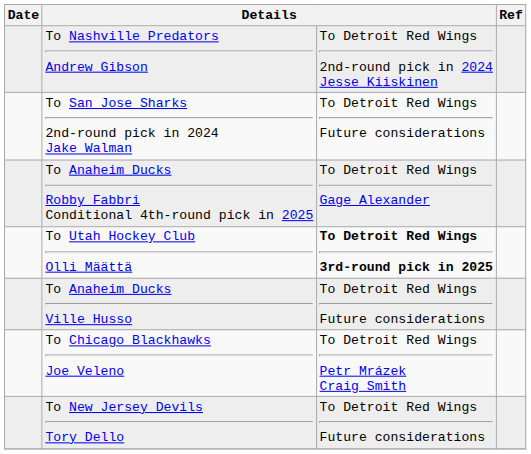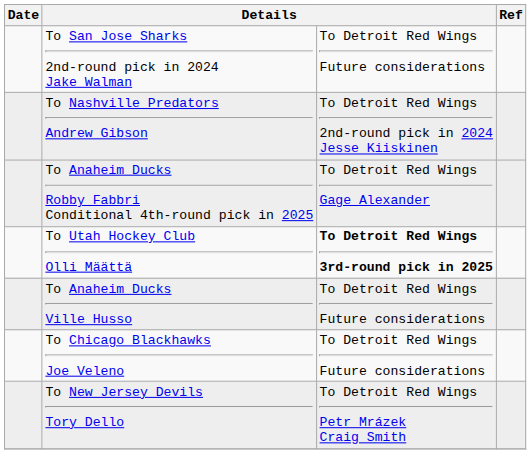rows swapped: (179, 52) <-> (179, 126)
(406, 363) To Detroit Red Wings Petr Mrázek Craig Smith -> (406, 356) To Detroit Red Wings Future considerations
(406, 423) To Detroit Red Wings Future considerations -> (406, 415) To Detroit Red Wings Petr Mrázek Craig Smith
